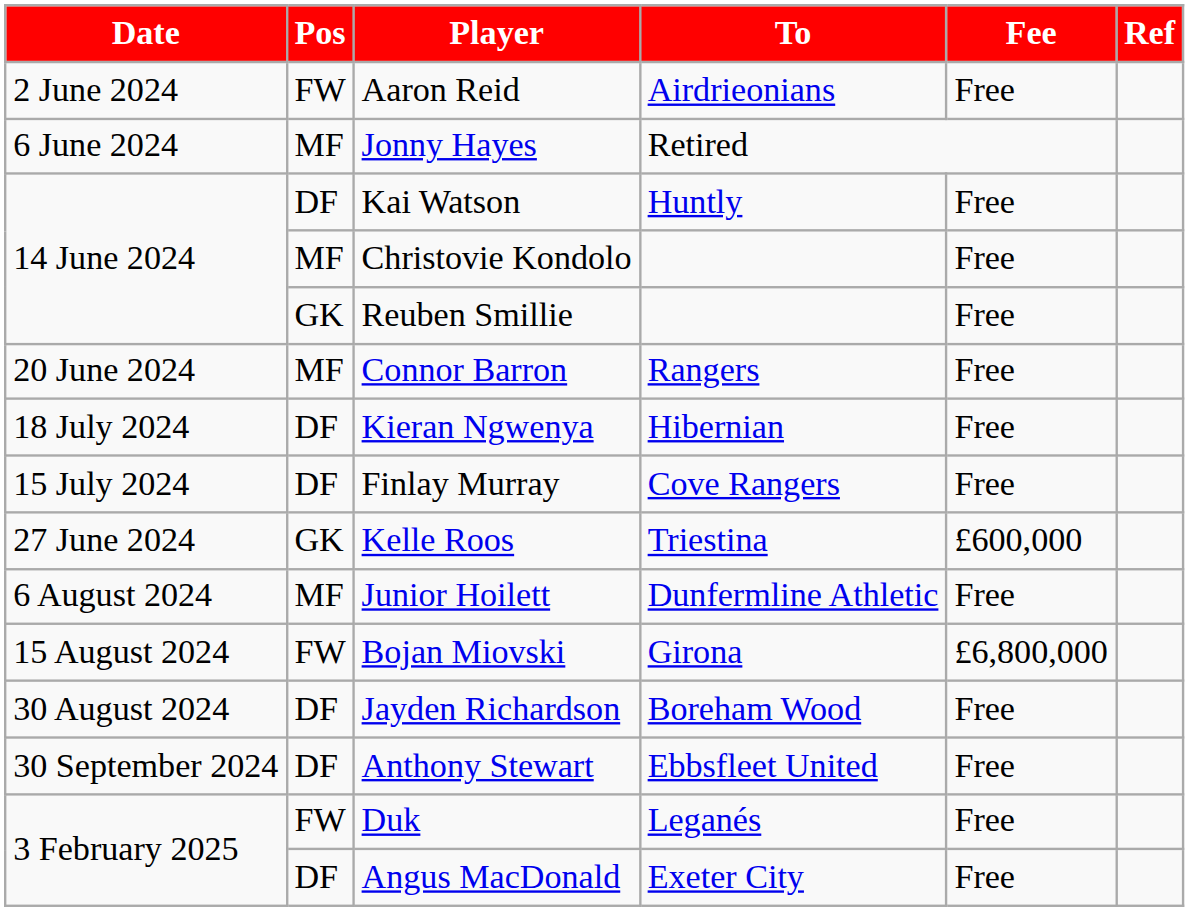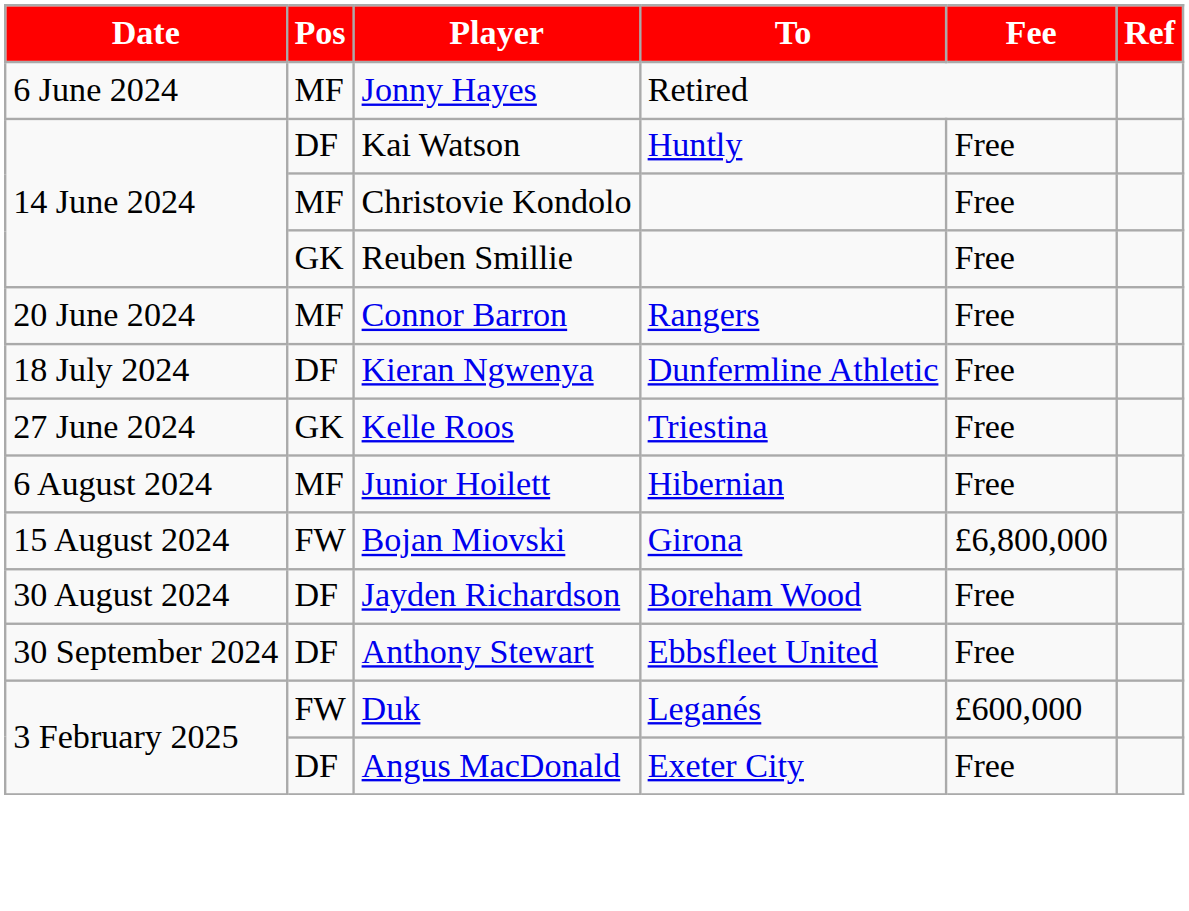- row: (441, 89)
(716, 427) Hibernian -> (793, 370) Dunfermline Athletic
- row: (461, 483)
(1018, 539) £600,000 -> (985, 427) Free
(793, 595) Dunfermline Athletic -> (716, 483) Hibernian
(985, 821) Free -> (1018, 708) £600,000
